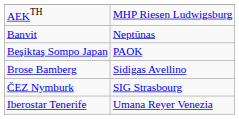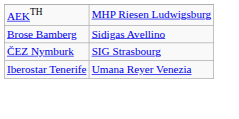- row: (22, 34)
- row: (57, 51)
